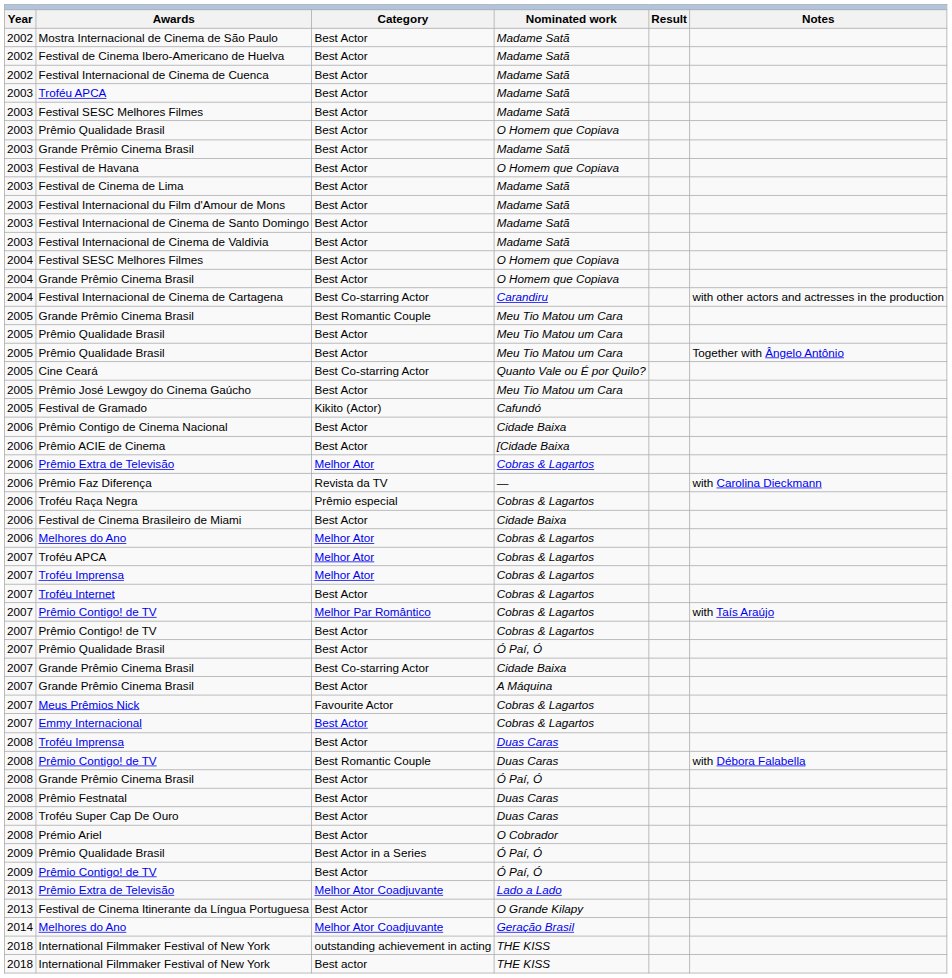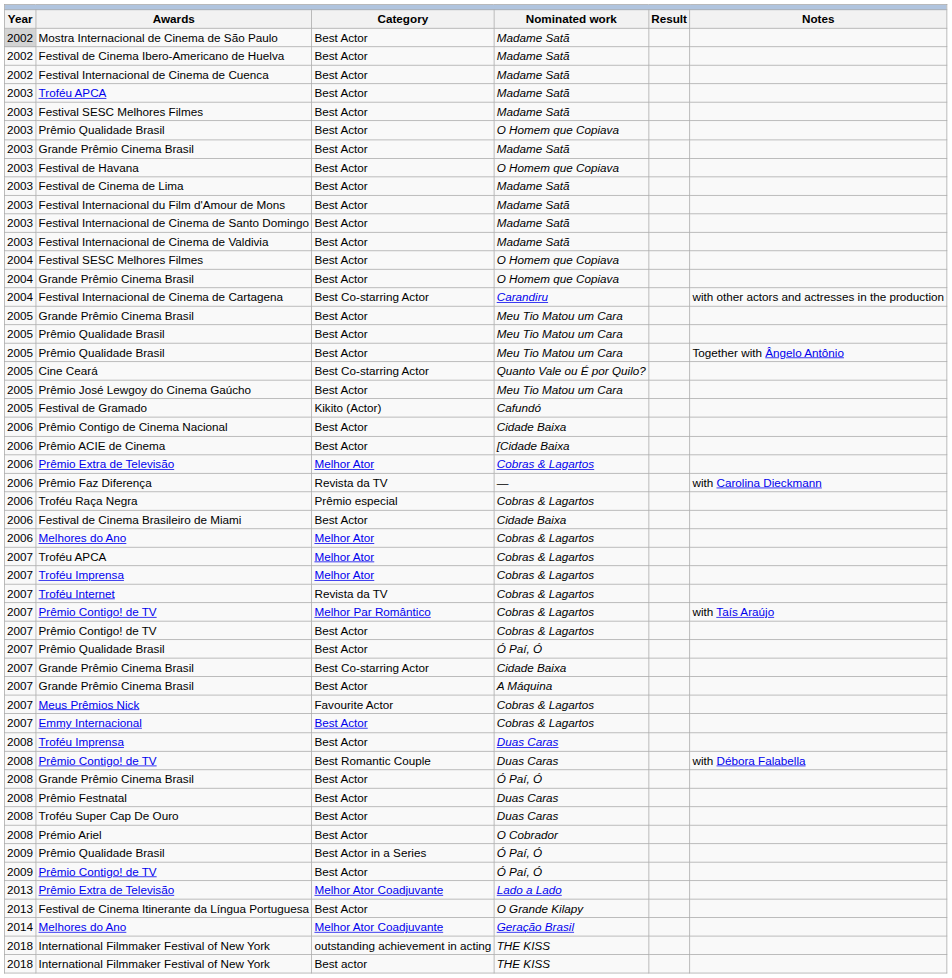(20, 38) no background -> (20, 38) lightgrey background
(373, 316) Best Romantic Couple -> (341, 316) Best Actor
(341, 594) Best Actor -> (351, 594) Revista da TV
